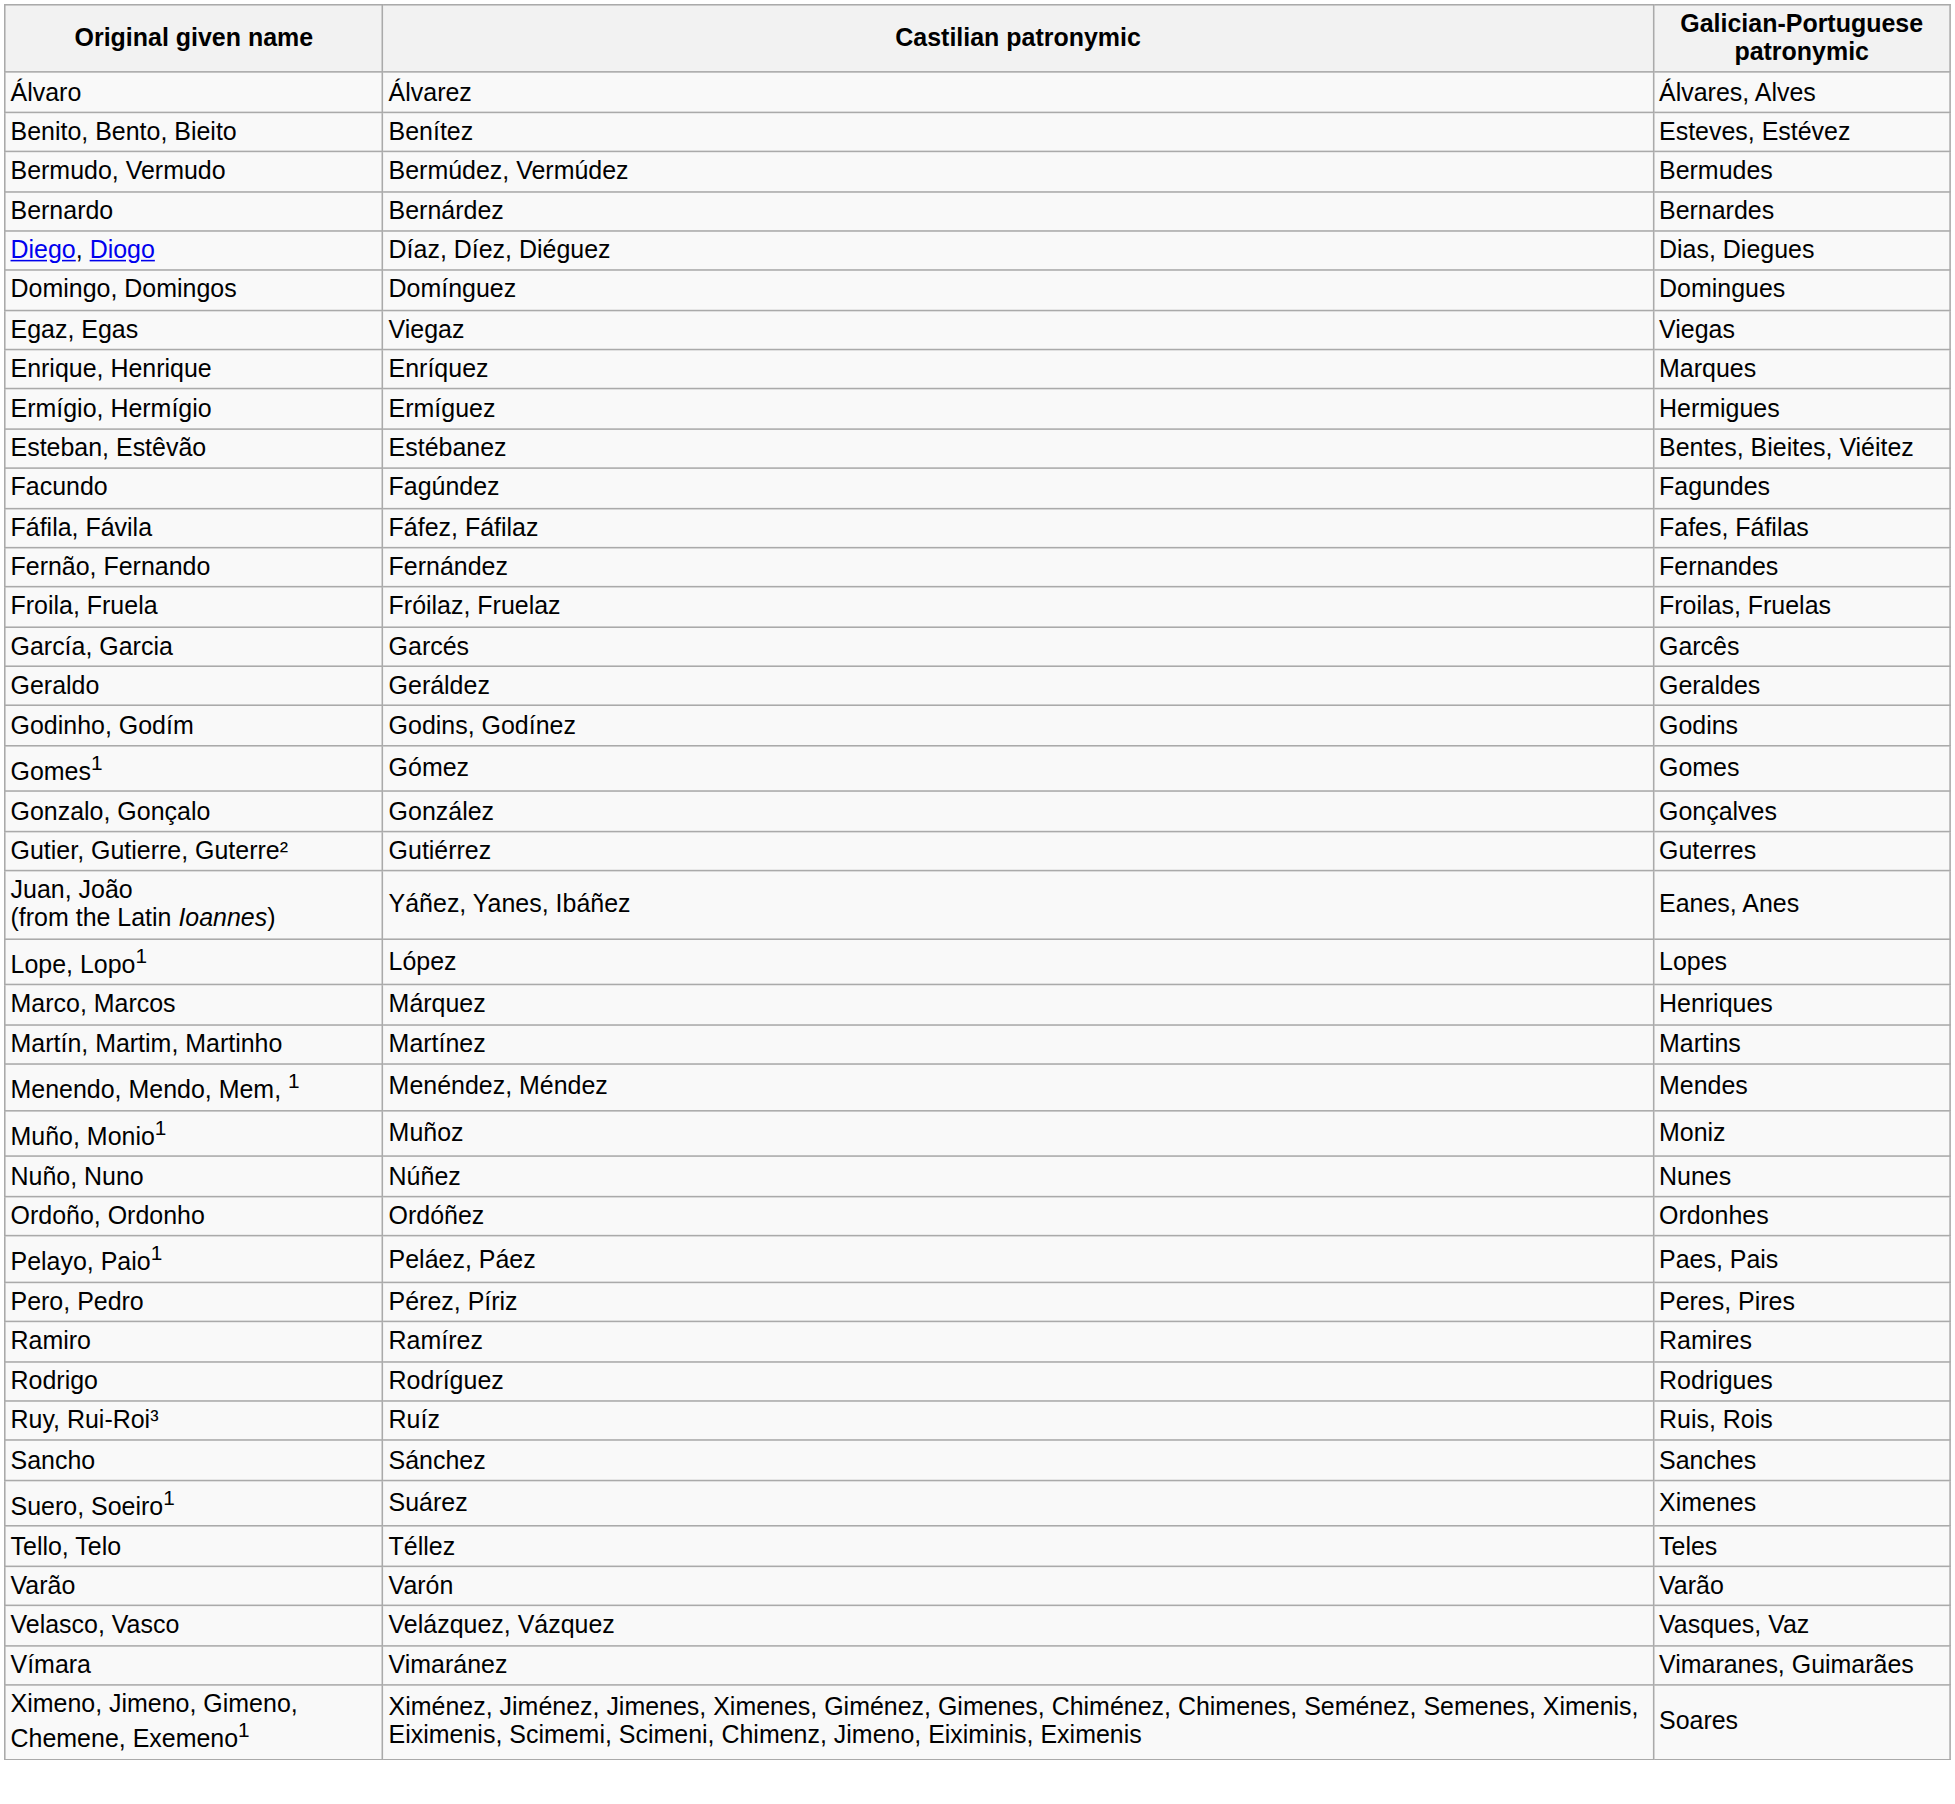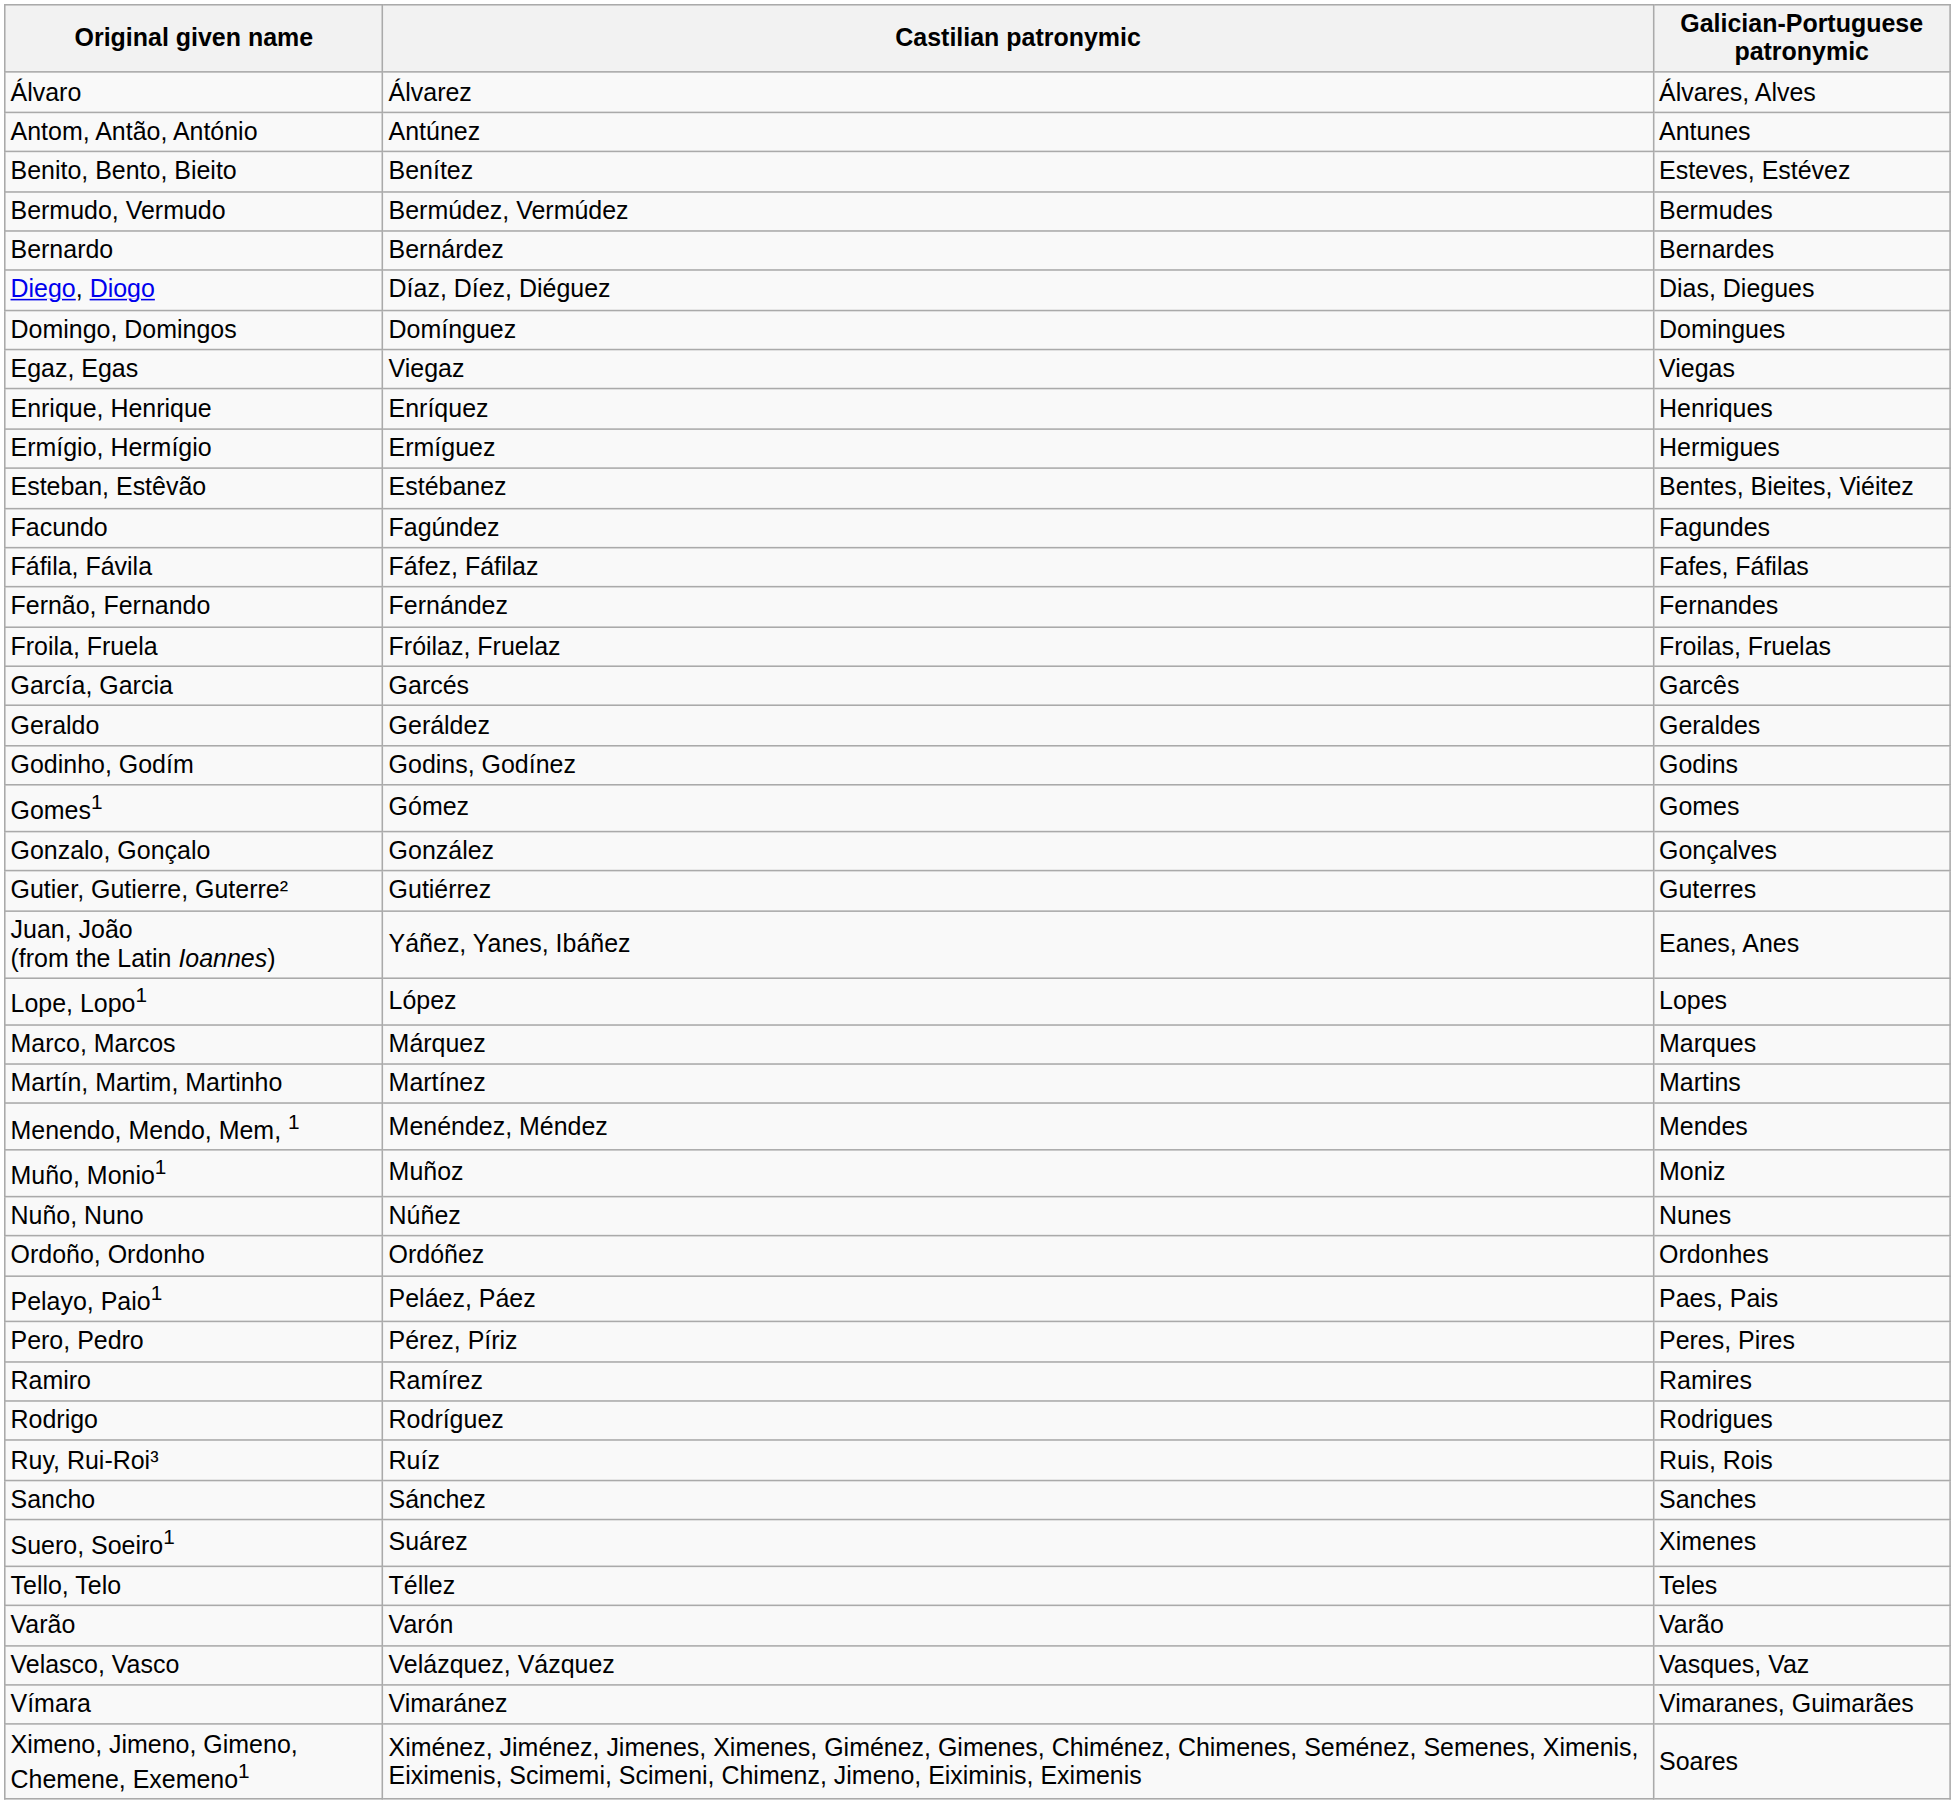+ row: (134, 131)
(1708, 369) Marques -> (1716, 408) Henriques
(1716, 1004) Henriques -> (1708, 1043) Marques
